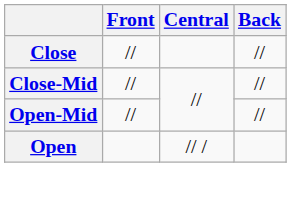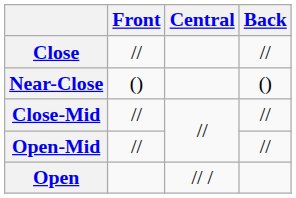+ row: (56, 83)
